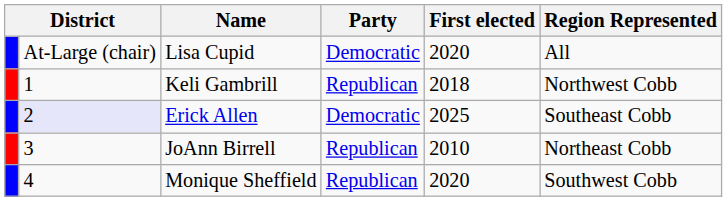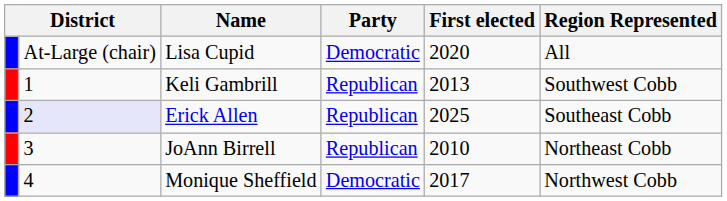(449, 84) 2018 -> (449, 84) 2013
(611, 84) Northwest Cobb -> (611, 84) Southwest Cobb
(373, 116) Democratic -> (372, 116) Republican
(372, 180) Republican -> (373, 180) Democratic
(449, 180) 2020 -> (449, 180) 2017
(611, 180) Southwest Cobb -> (611, 180) Northwest Cobb
